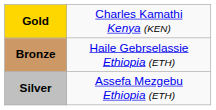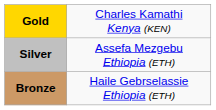rows swapped: (36, 87) <-> (36, 54)
